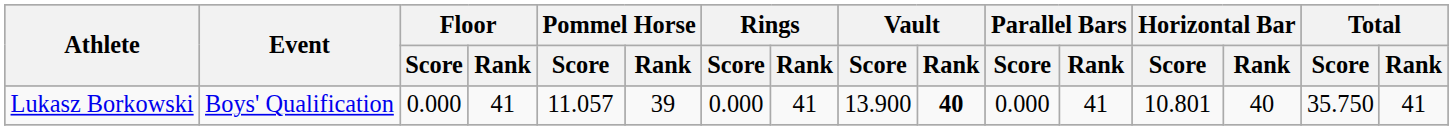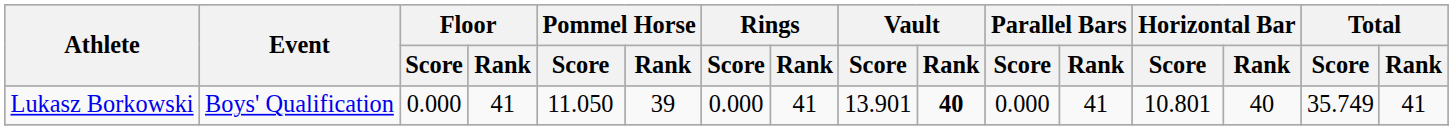(581, 105) 11.057 -> (581, 105) 11.050
(878, 105) 13.900 -> (878, 105) 13.901
(1340, 105) 35.750 -> (1340, 105) 35.749
